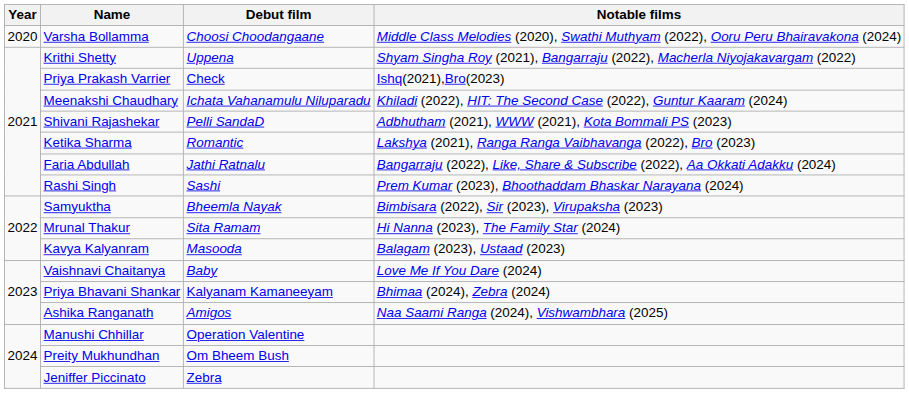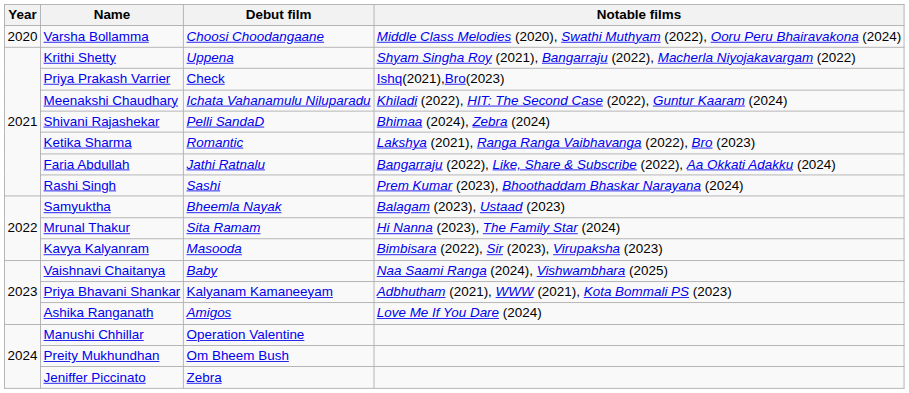(554, 121) Adbhutham (2021), WWW (2021), Kota Bommali PS (2023) -> (463, 121) Bhimaa (2024), Zebra (2024)
(520, 206) Bimbisara (2022), Sir (2023), Virupaksha (2023) -> (471, 206) Balagam (2023), Ustaad (2023)
(471, 249) Balagam (2023), Ustaad (2023) -> (520, 249) Bimbisara (2022), Sir (2023), Virupaksha (2023)
(459, 270) Love Me If You Dare (2024) -> (522, 270) Naa Saami Ranga (2024), Vishwambhara (2025)
(463, 292) Bhimaa (2024), Zebra (2024) -> (554, 292) Adbhutham (2021), WWW (2021), Kota Bommali PS (2023)
(522, 313) Naa Saami Ranga (2024), Vishwambhara (2025) -> (459, 313) Love Me If You Dare (2024)
